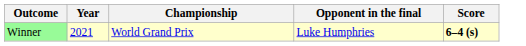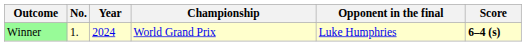+ column: (78, 13)
(81, 31) 2021 -> (104, 31) 2024
